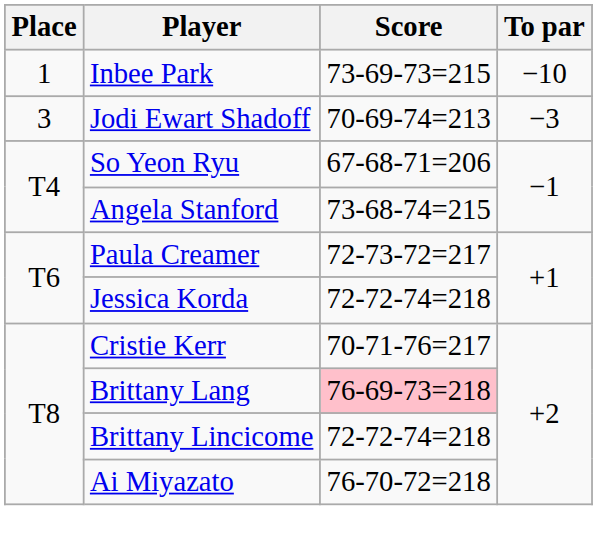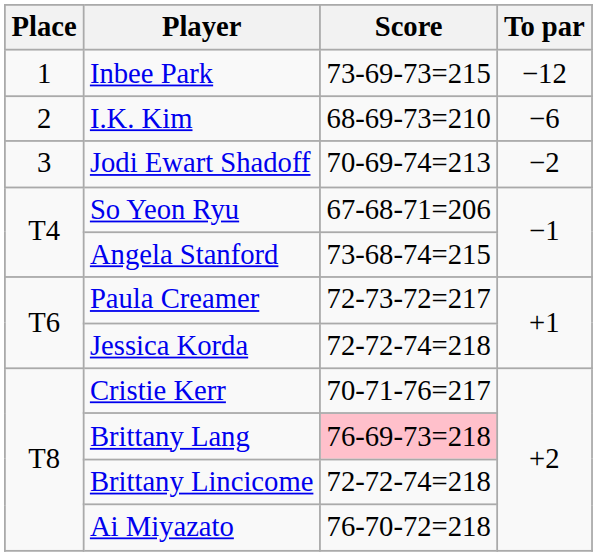(544, 72) −10 -> (544, 72) −12
+ row: (141, 118)
(544, 118) −3 -> (544, 163) −2
